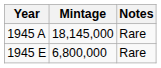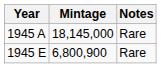(79, 53) 6,800,000 -> (79, 53) 6,800,900
